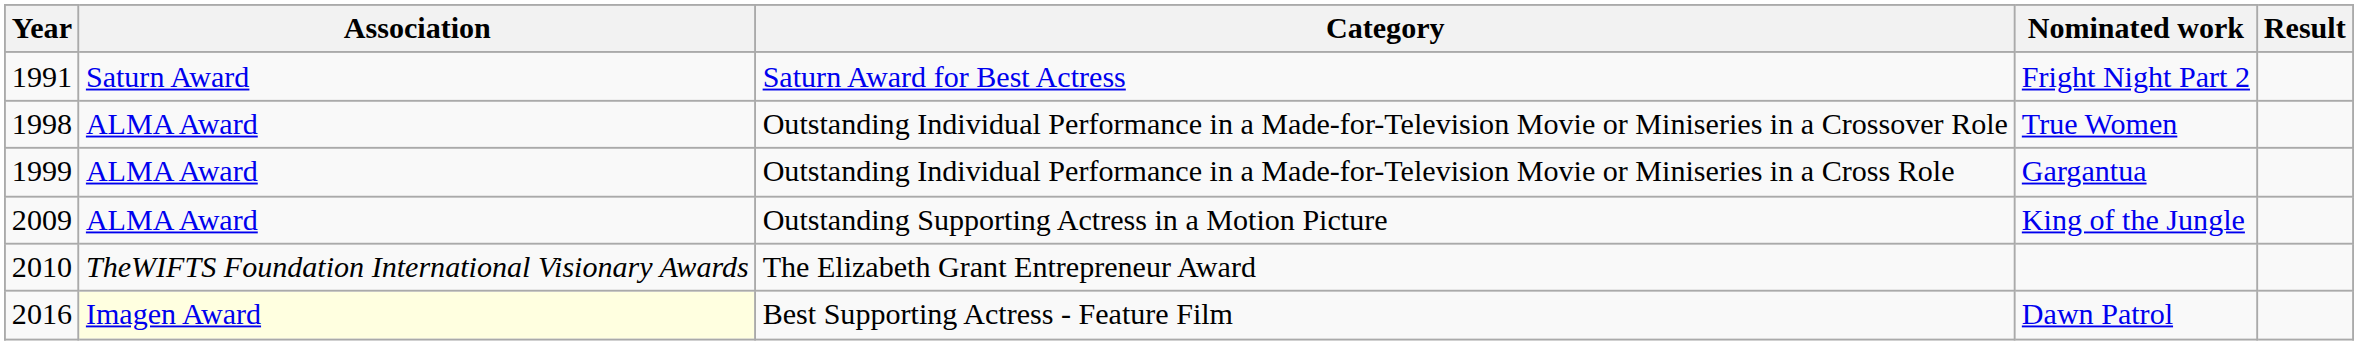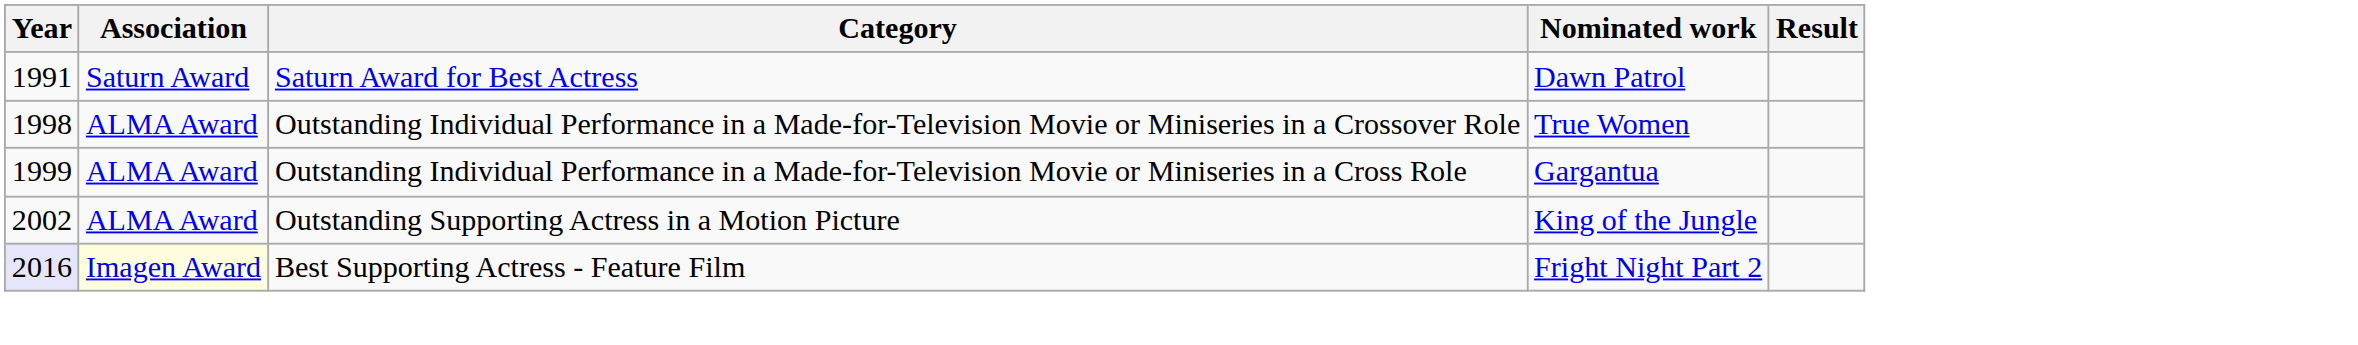(2136, 76) Fright Night Part 2 -> (1610, 76) Dawn Patrol
(42, 219) 2009 -> (42, 219) 2002
- row: (1009, 266)
(42, 314) no background -> (42, 266) lavender background
(2097, 314) Dawn Patrol -> (1648, 266) Fright Night Part 2
